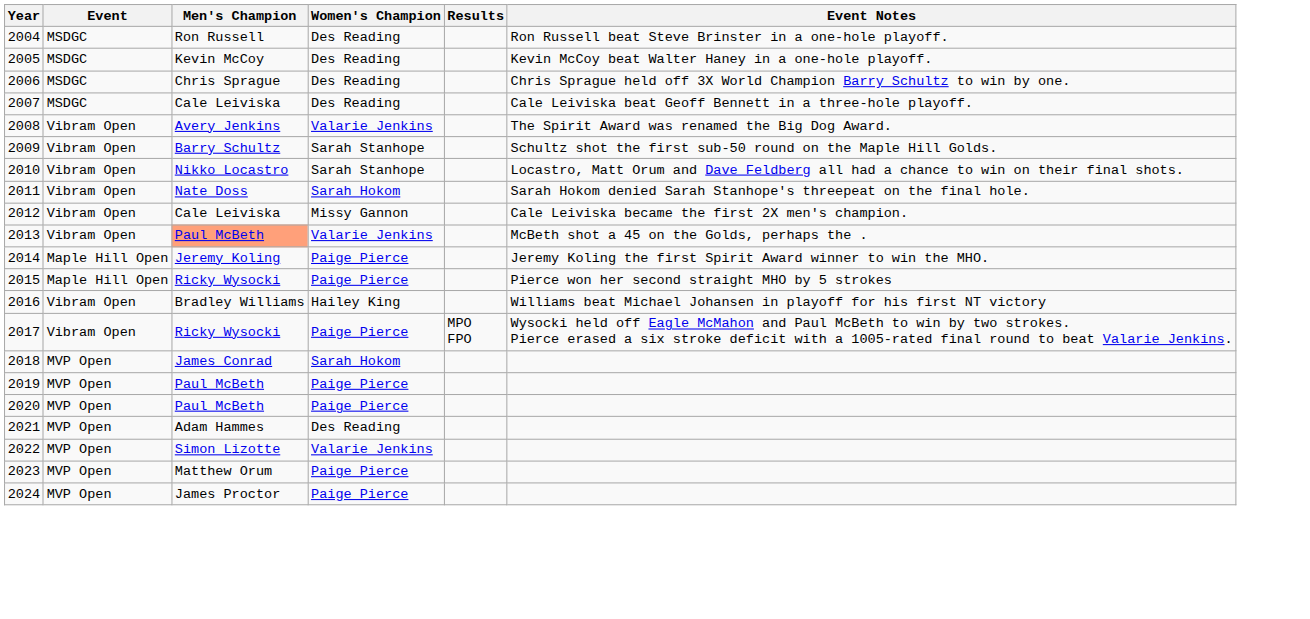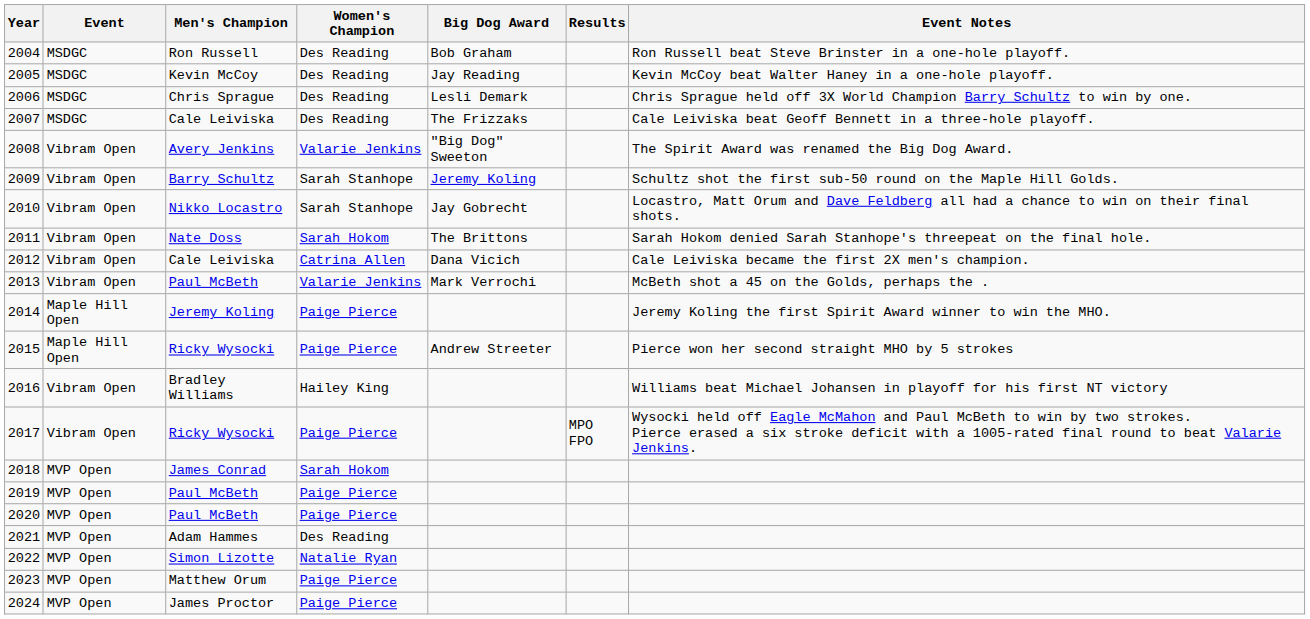+ column: (496, 23)
(360, 214) Missy Gannon -> (352, 261) Catrina Allen
(219, 236) lightsalmon background -> (213, 283) no background
(372, 450) Valarie Jenkins -> (348, 559) Natalie Ryan
